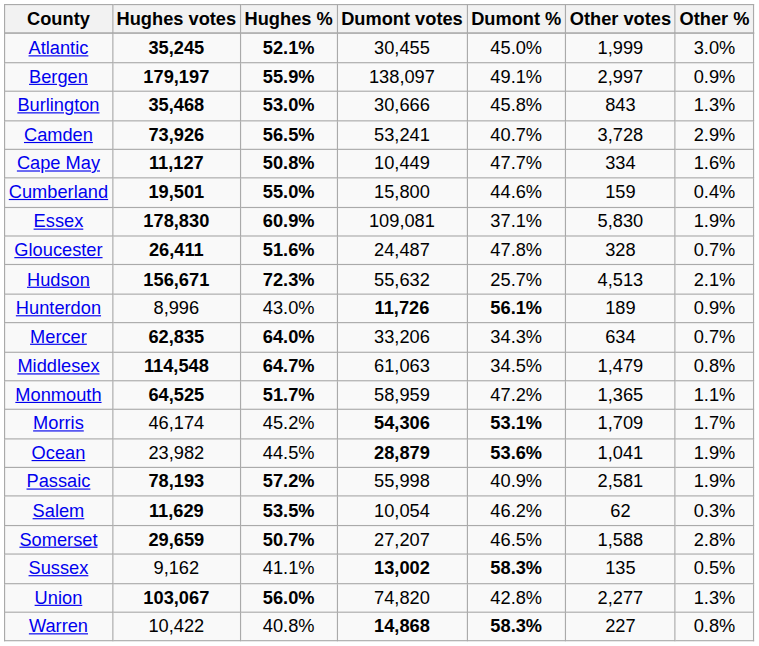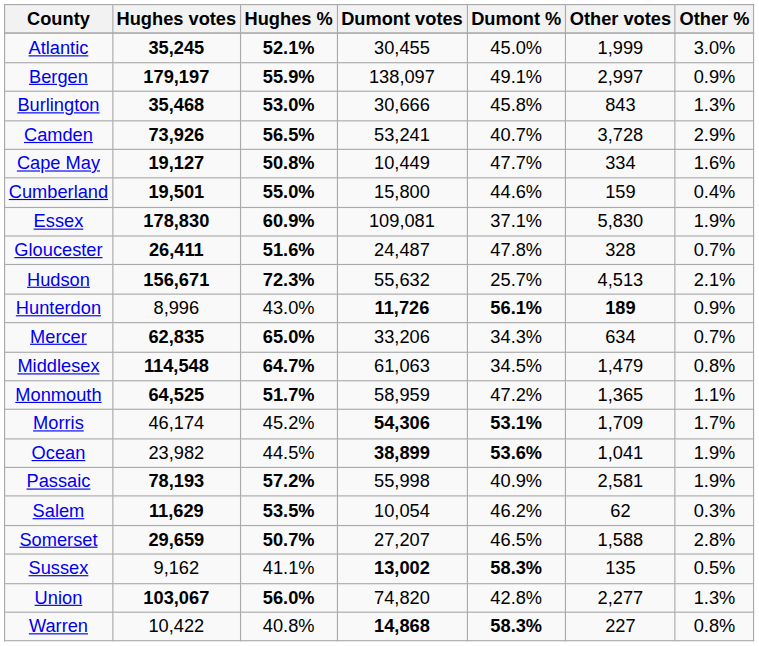(176, 163) 11,127 -> (176, 163) 19,127
(620, 308) normal -> (620, 308) bold
(289, 337) 64.0% -> (289, 337) 65.0%
(402, 452) 28,879 -> (402, 452) 38,899
